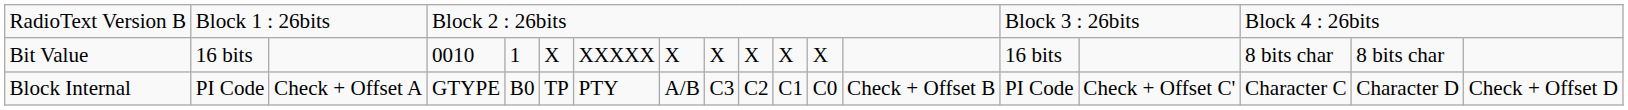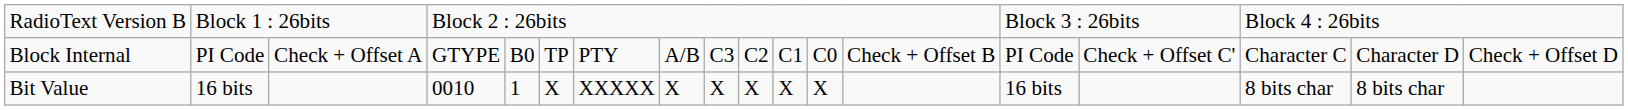rows swapped: (70, 88) <-> (49, 54)
